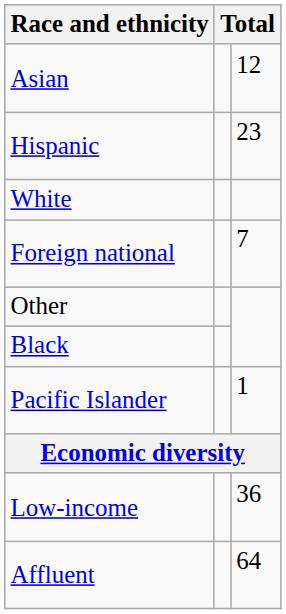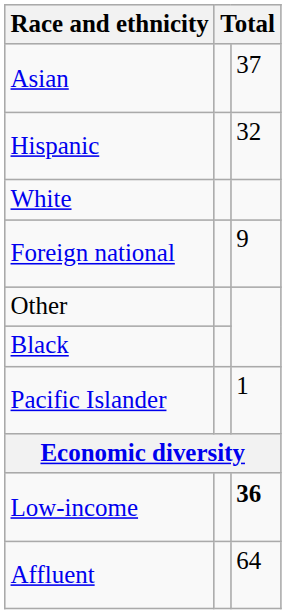(256, 78) 12 -> (256, 78) 37
(256, 146) 23 -> (256, 146) 32
(256, 253) 7 -> (256, 253) 9
(256, 507) normal -> (256, 507) bold
